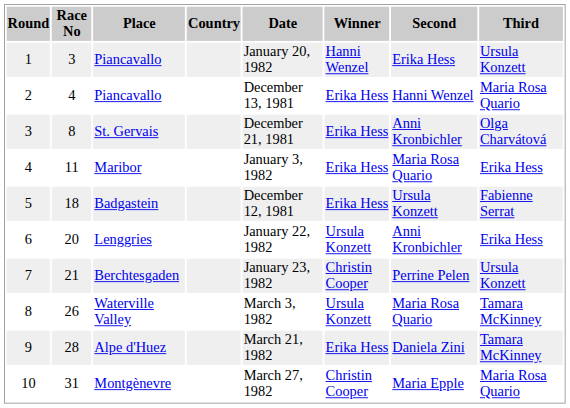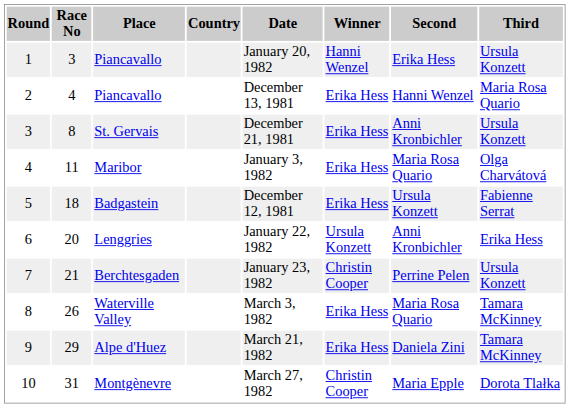(513, 131) Olga Charvátová -> (503, 131) Ursula Konzett
(511, 167) Erika Hess -> (513, 167) Olga Charvátová
(348, 311) Ursula Konzett -> (357, 311) Erika Hess
(72, 347) 28 -> (72, 347) 29
(513, 383) Maria Rosa Quario -> (520, 383) Dorota Tlałka
